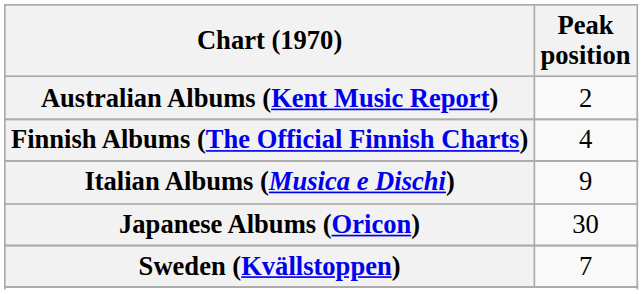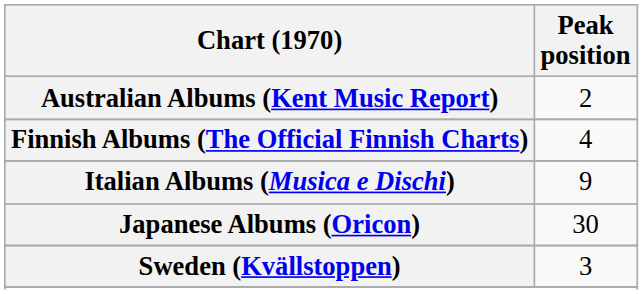(586, 266) 7 -> (586, 266) 3
